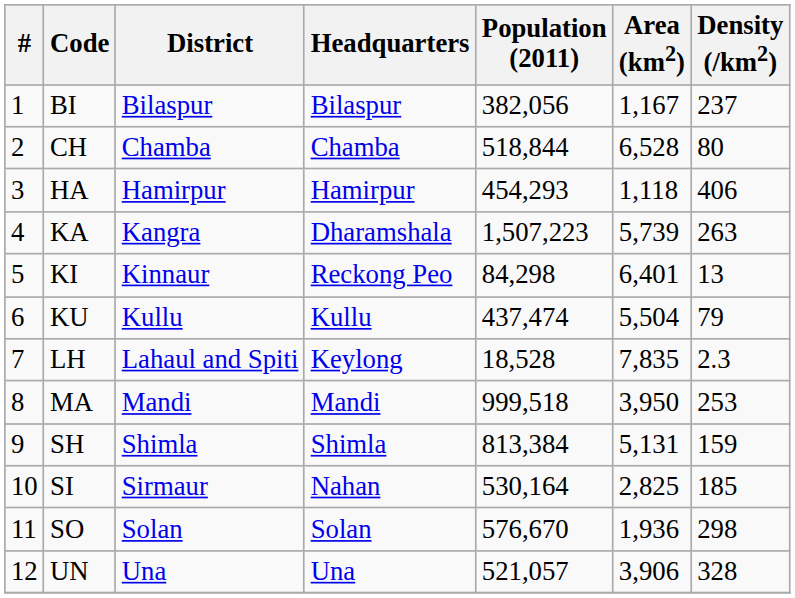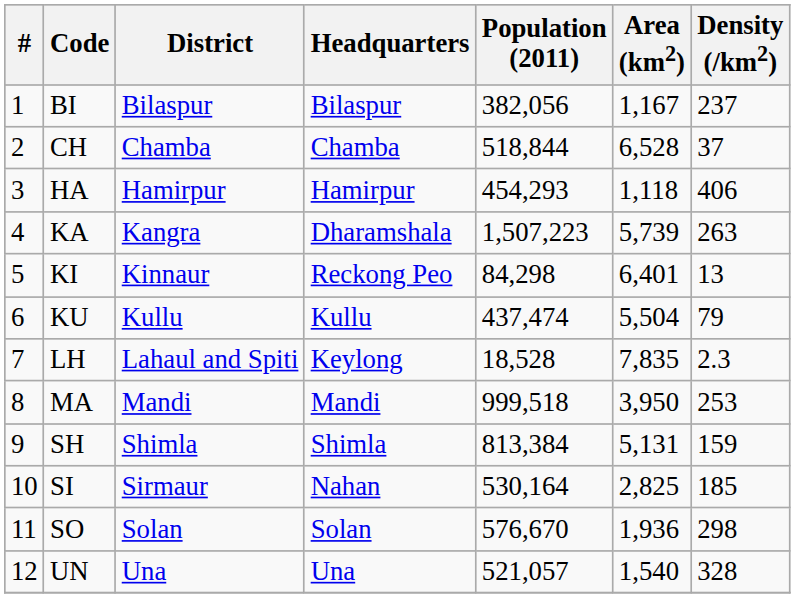(711, 147) 80 -> (711, 147) 37
(649, 571) 3,906 -> (649, 571) 1,540
